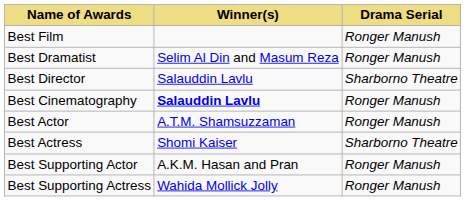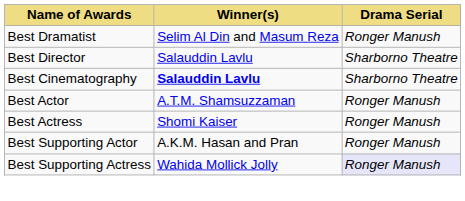- row: (36, 36)
(393, 100) Ronger Manush -> (401, 79) Sharborno Theatre
(401, 143) Sharborno Theatre -> (393, 121) Ronger Manush
(393, 185) no background -> (393, 164) lavender background
